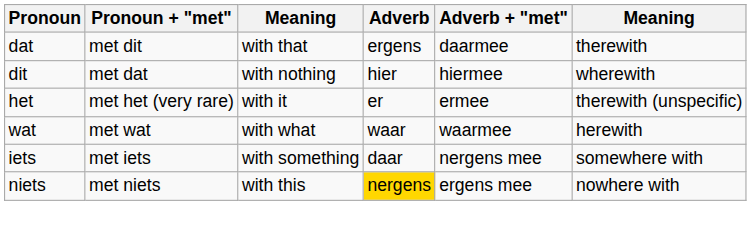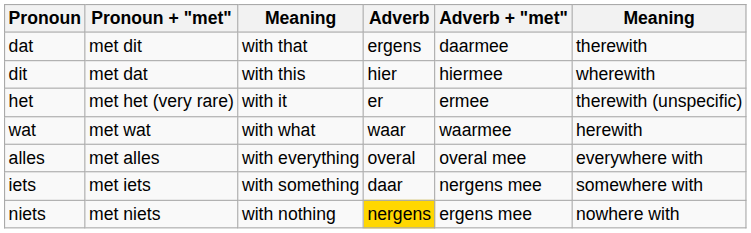(289, 74) with nothing -> (274, 74) with this
+ row: (27, 158)
(274, 185) with this -> (289, 213) with nothing
